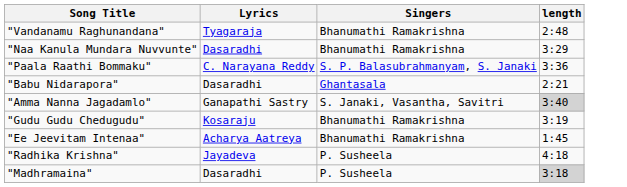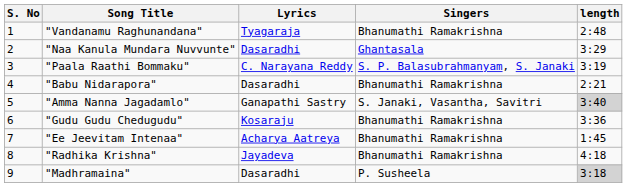+ column: (23, 13)
(392, 49) Bhanumathi Ramakrishna -> (391, 49) Ghantasala
(555, 67) 3:36 -> (593, 67) 3:19
(353, 85) Ghantasala -> (430, 85) Bhanumathi Ramakrishna
(555, 120) 3:19 -> (593, 120) 3:36
(356, 156) P. Susheela -> (430, 156) Bhanumathi Ramakrishna
